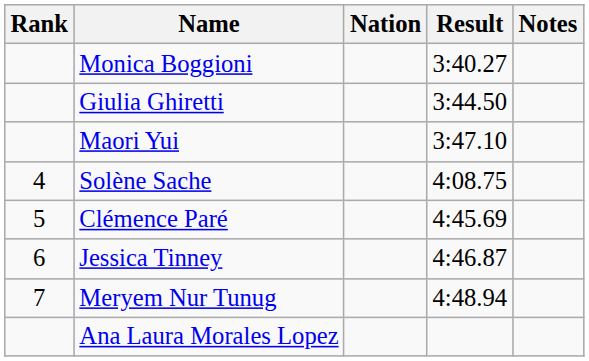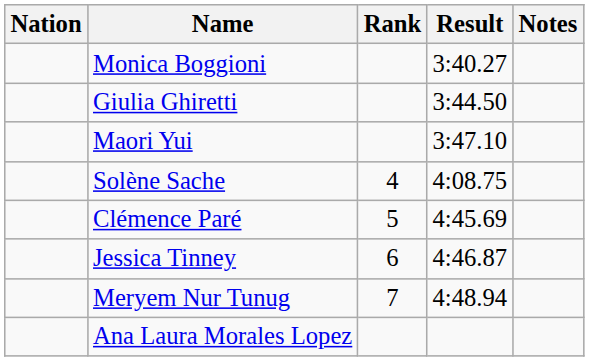columns swapped: (39, 24) <-> (386, 24)
